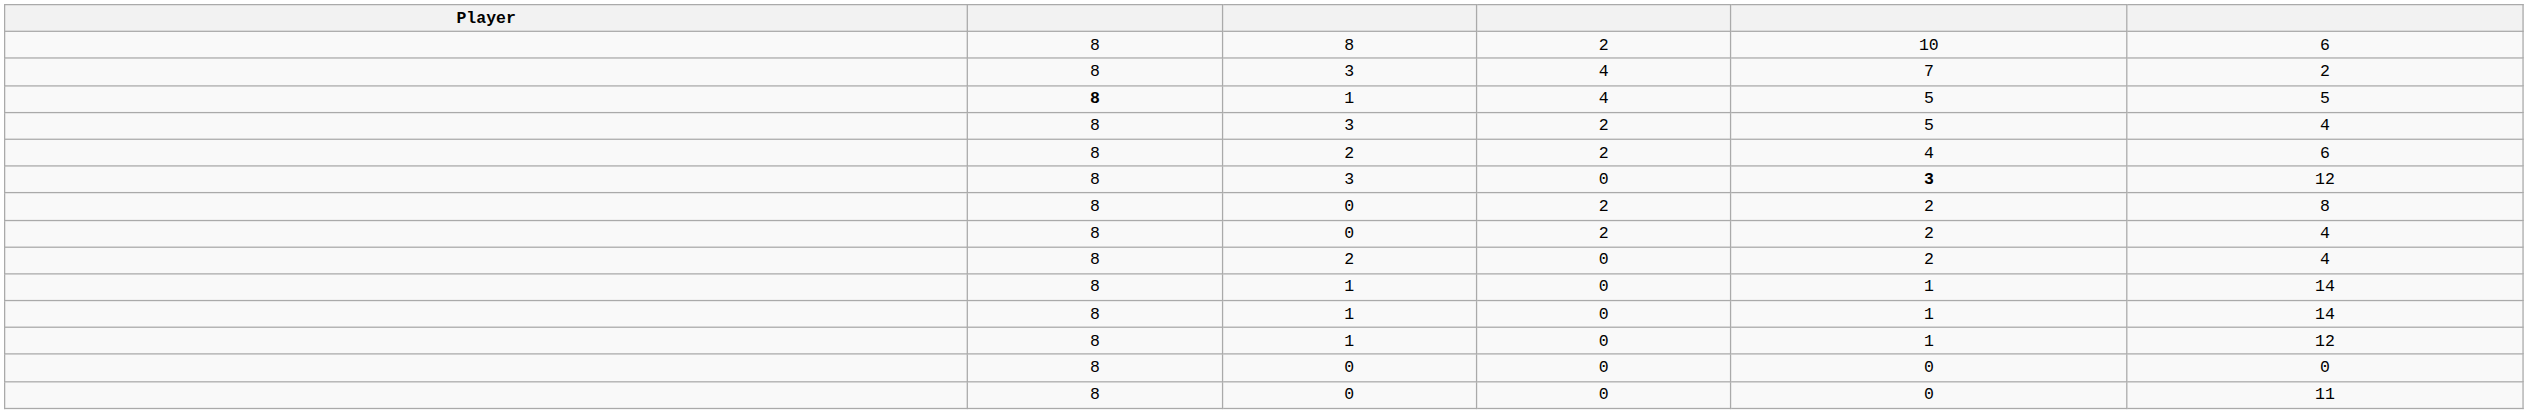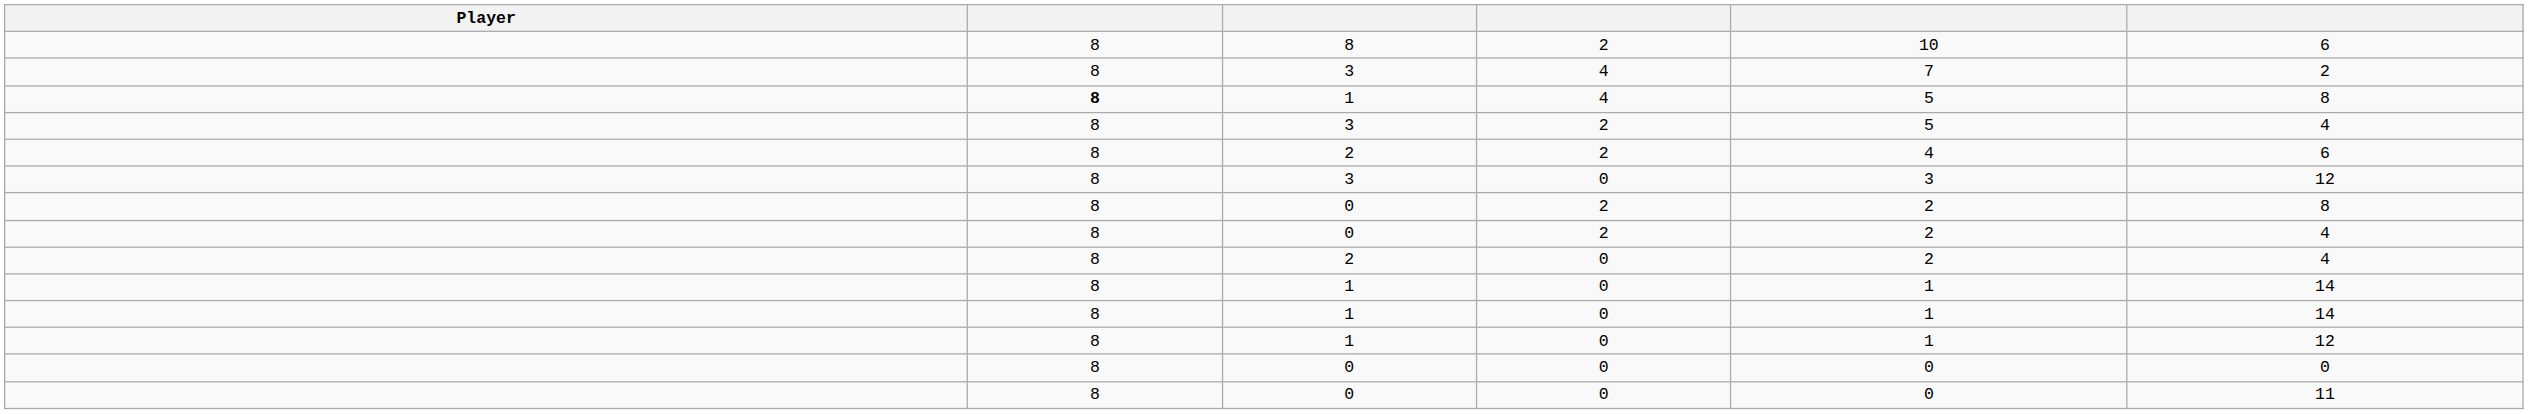(2325, 99) 5 -> (2325, 99) 8
(1929, 180) bold -> (1929, 180) normal
